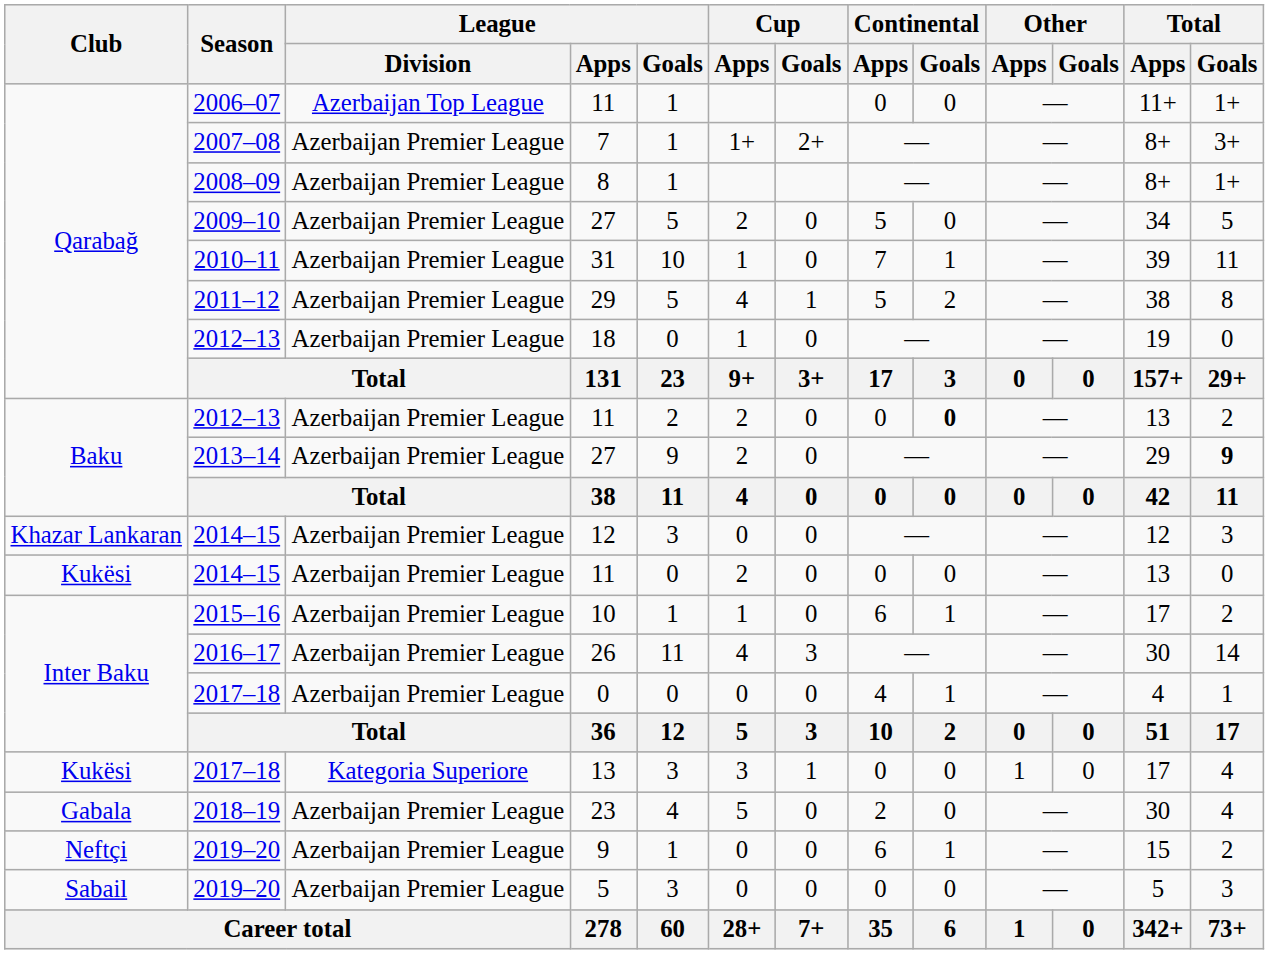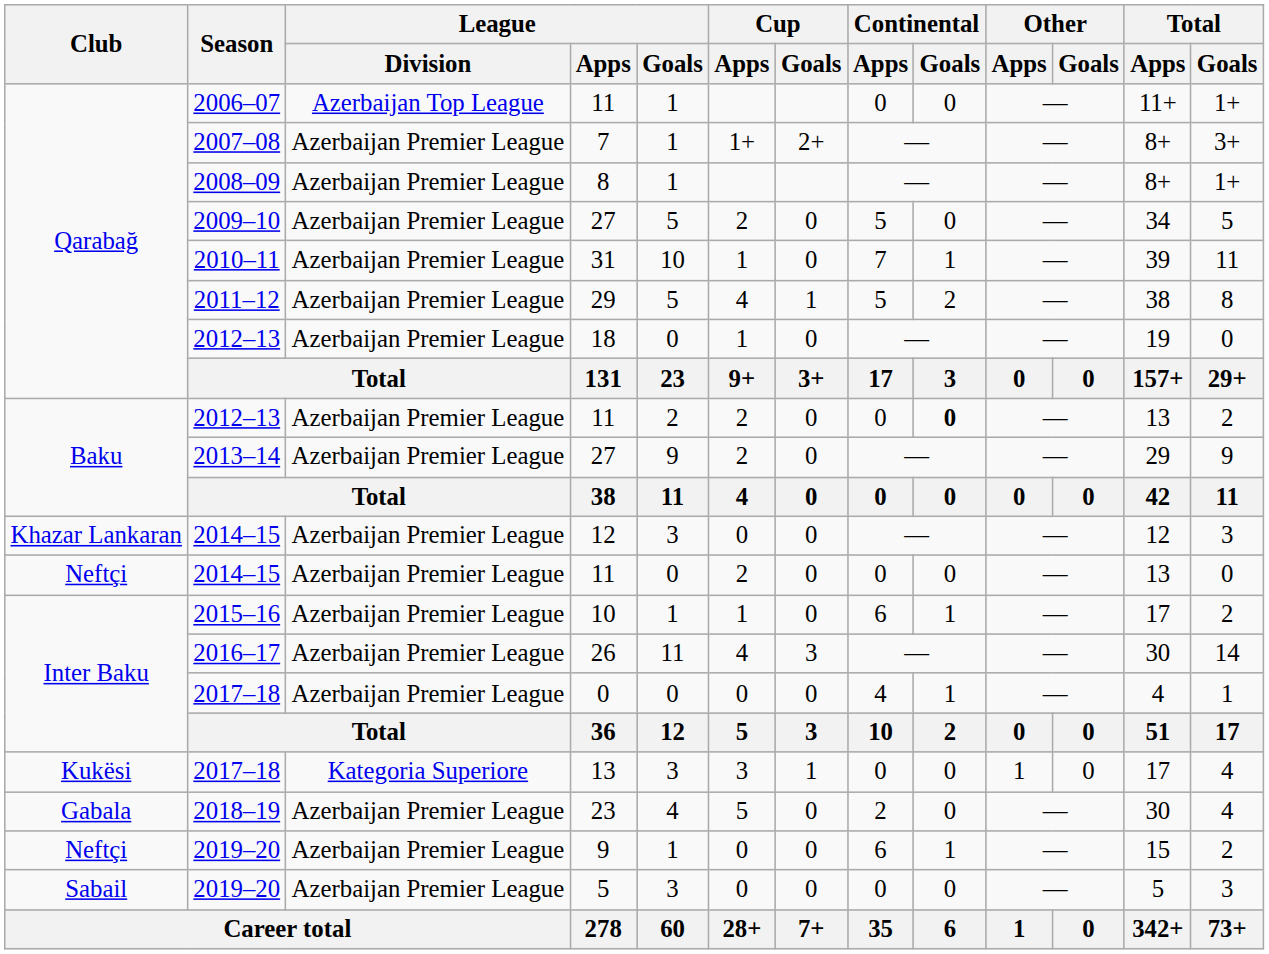(1227, 456) bold -> (1227, 456) normal
(96, 574) Kukësi -> (96, 574) Neftçi
